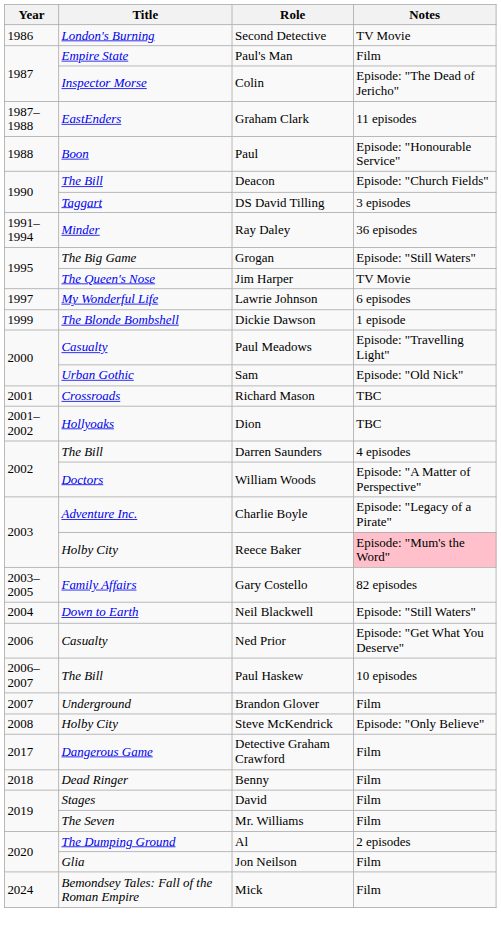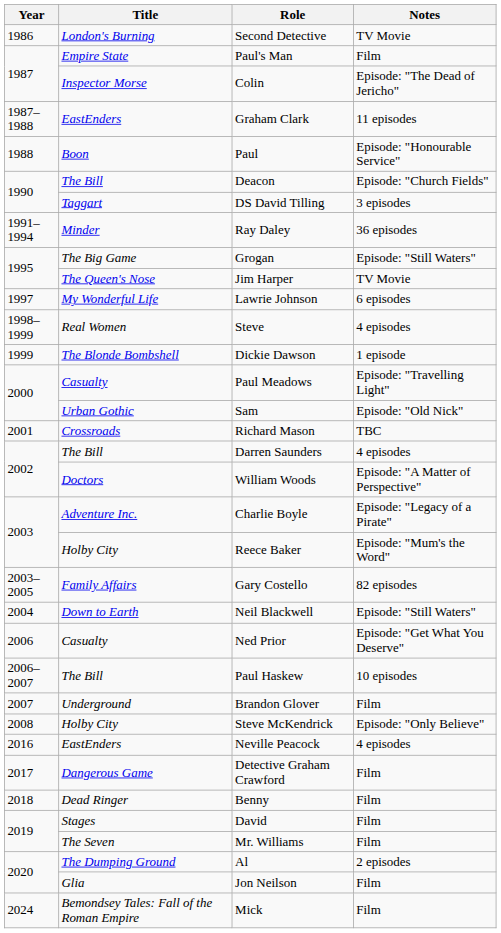+ row: (250, 327)
- row: (248, 423)
(410, 549) pink background -> (410, 549) no background
+ row: (277, 744)
